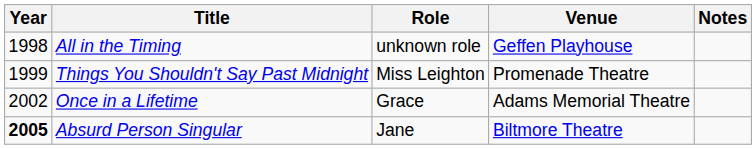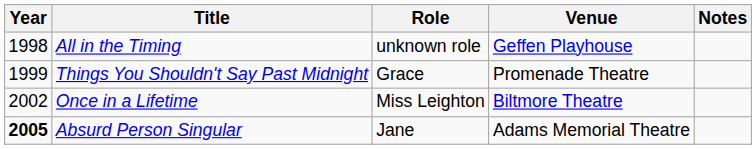(430, 74) Miss Leighton -> (400, 74) Grace
(400, 102) Grace -> (430, 102) Miss Leighton
(592, 102) Adams Memorial Theatre -> (558, 102) Biltmore Theatre
(558, 130) Biltmore Theatre -> (592, 130) Adams Memorial Theatre
